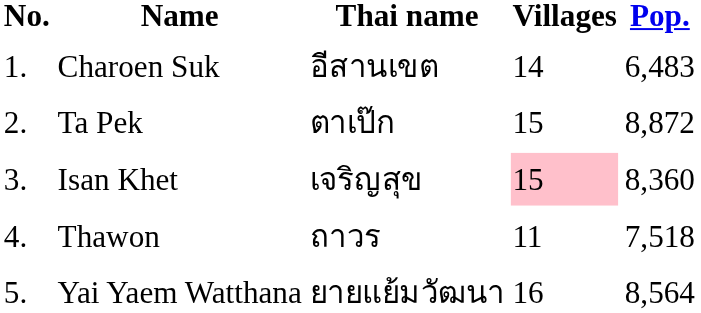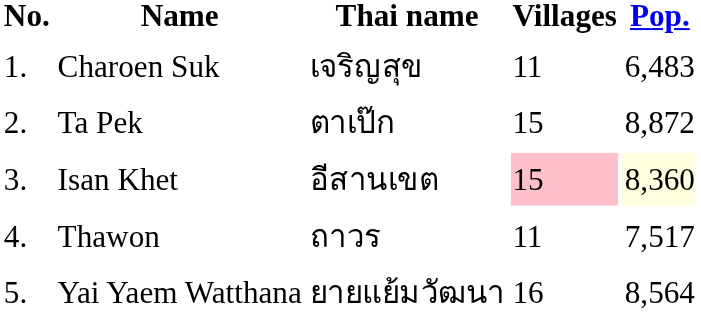(374, 66) อีสานเขต -> (366, 66) เจริญสุข
(528, 65) 14 -> (527, 65) 11
(366, 179) เจริญสุข -> (374, 179) อีสานเขต
(660, 178) no background -> (660, 178) lightyellow background
(660, 235) 7,518 -> (660, 235) 7,517
